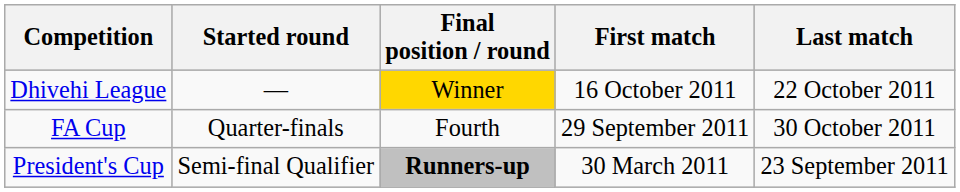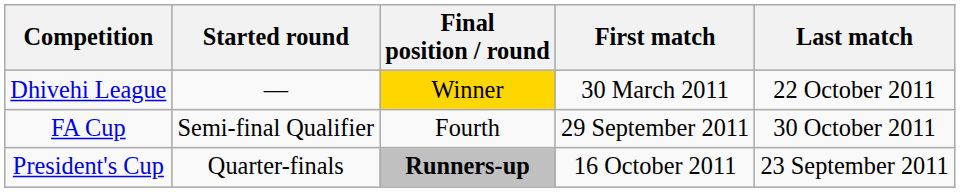(655, 89) 16 October 2011 -> (655, 89) 30 March 2011
(276, 128) Quarter-finals -> (276, 128) Semi-final Qualifier
(276, 166) Semi-final Qualifier -> (276, 166) Quarter-finals
(655, 166) 30 March 2011 -> (655, 166) 16 October 2011
